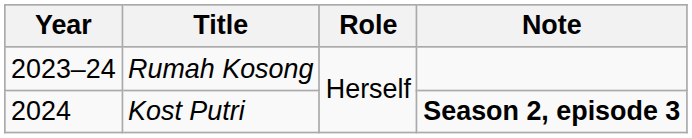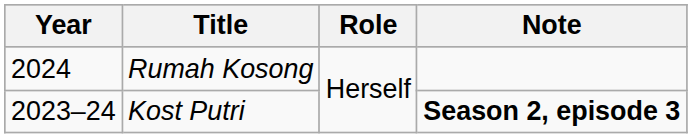(63, 68) 2023–24 -> (41, 68) 2024
(41, 111) 2024 -> (63, 111) 2023–24
